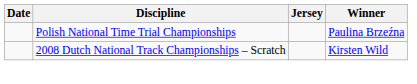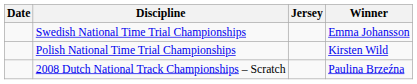+ row: (141, 32)
(366, 32) Paulina Brzeźna -> (358, 50) Kirsten Wild
(358, 50) Kirsten Wild -> (366, 69) Paulina Brzeźna
